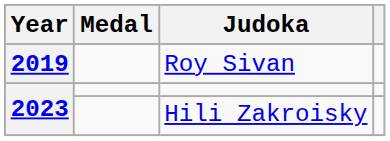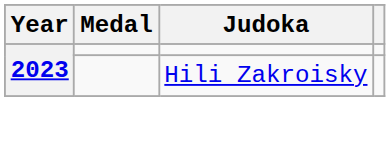- row: (230, 64)
